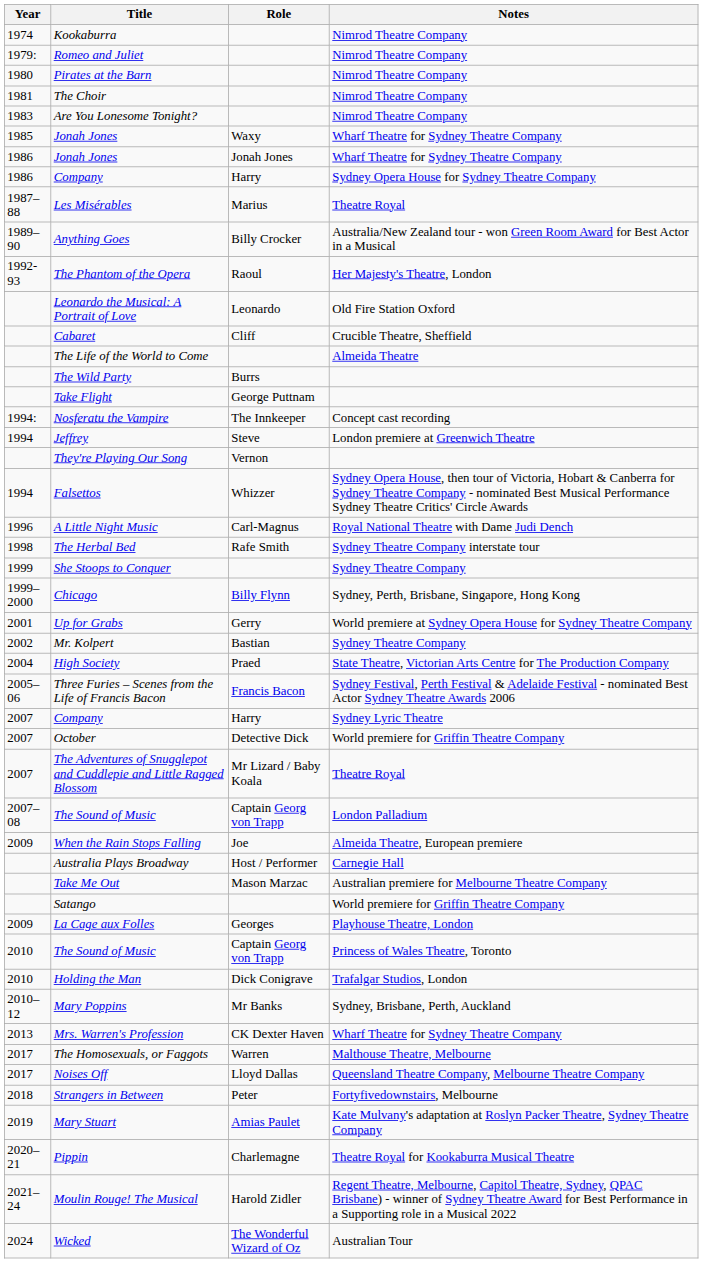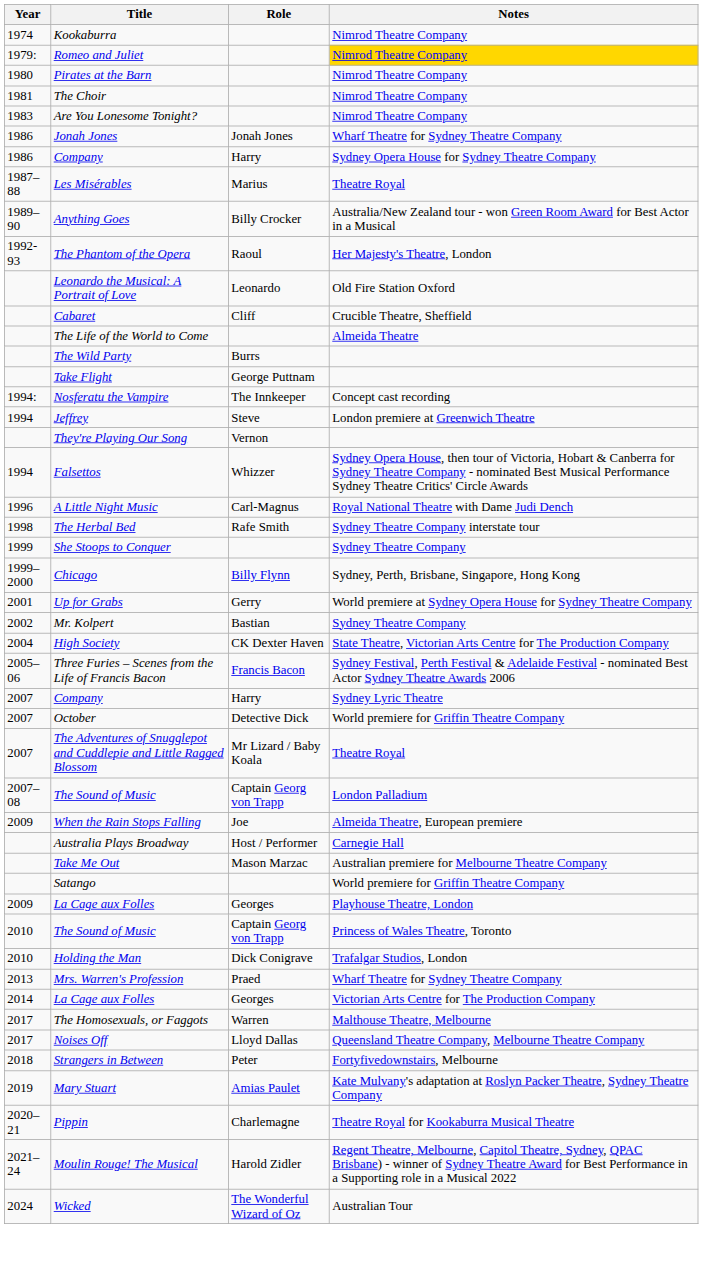(400, 55) no background -> (400, 55) gold background
- row: (20, 136)
(246, 663) Praed -> (277, 643) CK Dexter Haven
- row: (23, 1006)
(277, 1034) CK Dexter Haven -> (246, 979) Praed
+ row: (20, 999)
